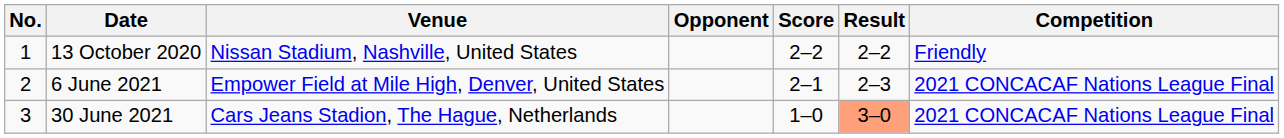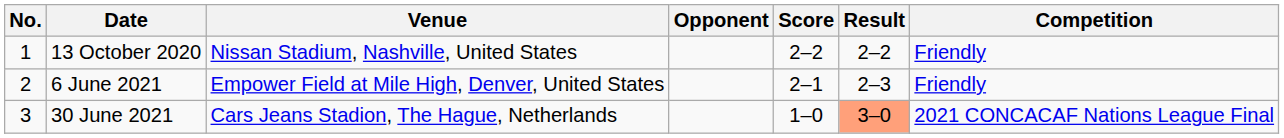(1094, 84) 2021 CONCACAF Nations League Final -> (950, 84) Friendly
